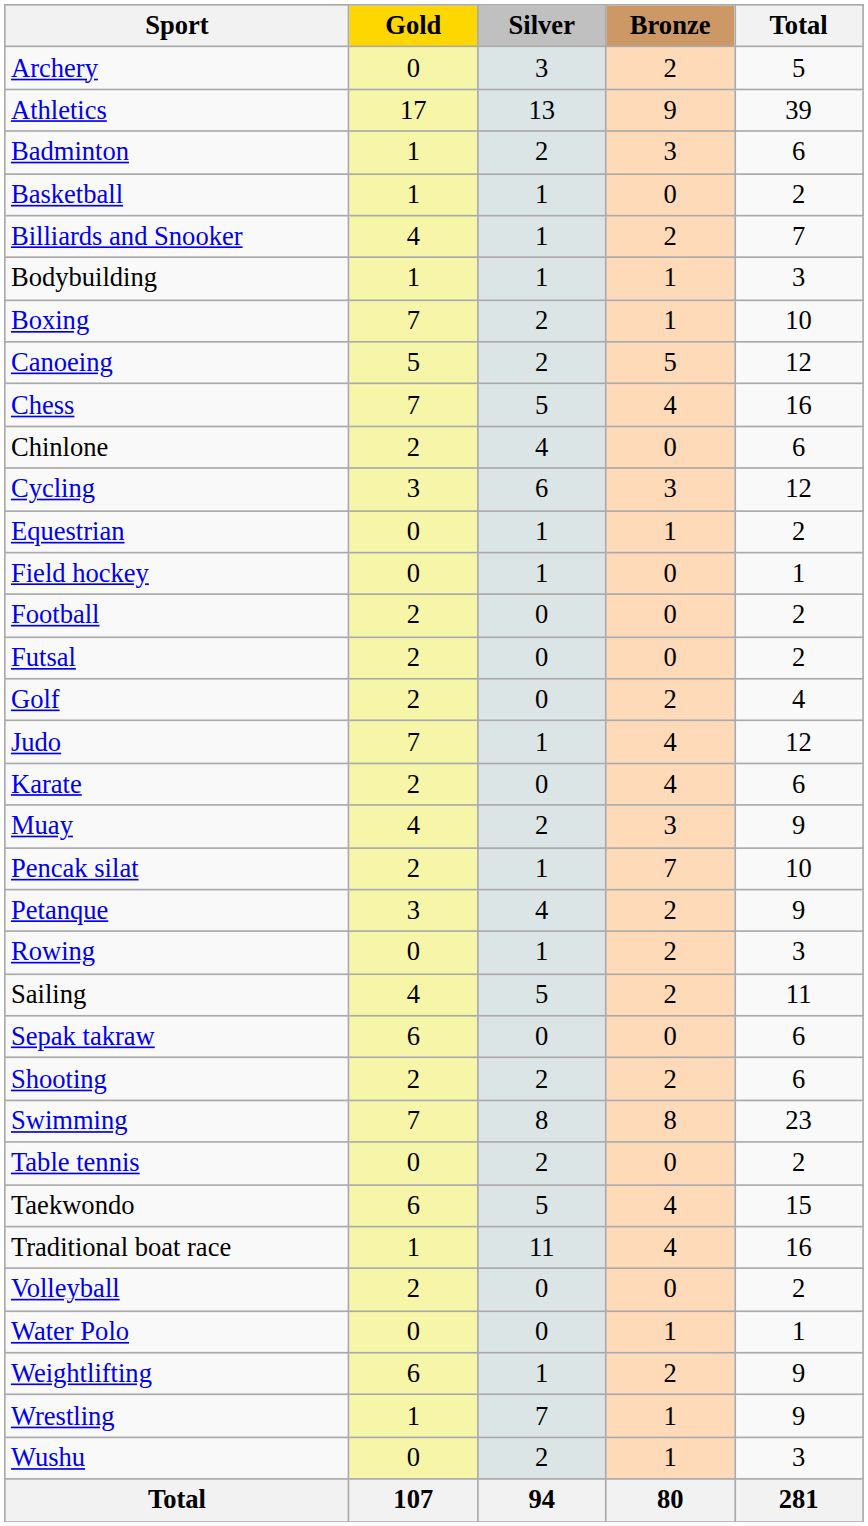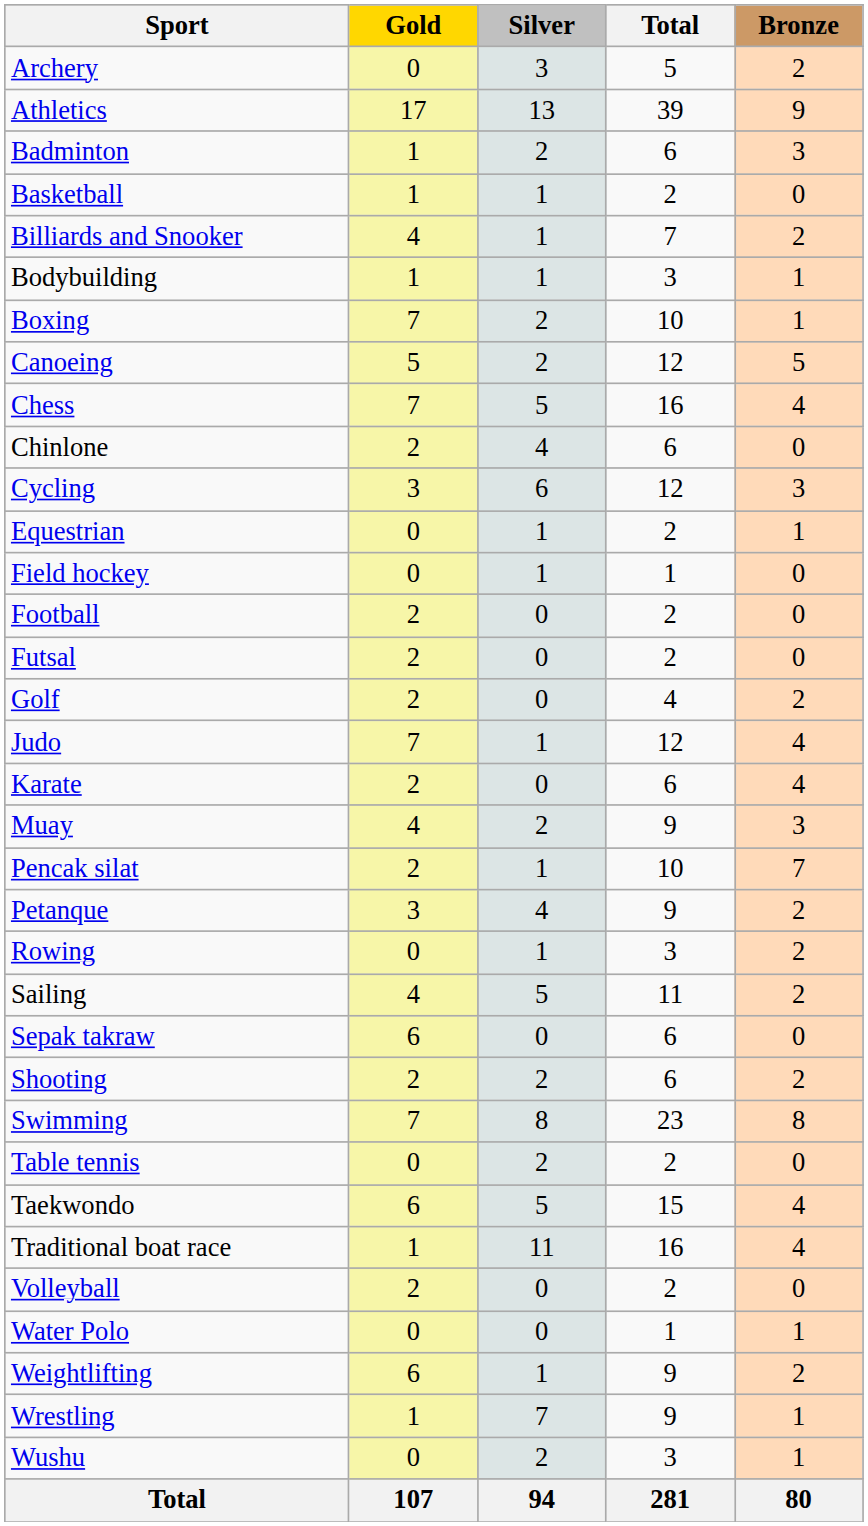columns swapped: (670, 25) <-> (799, 25)
